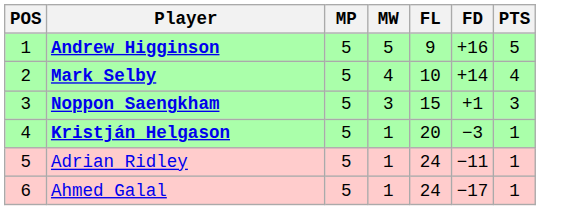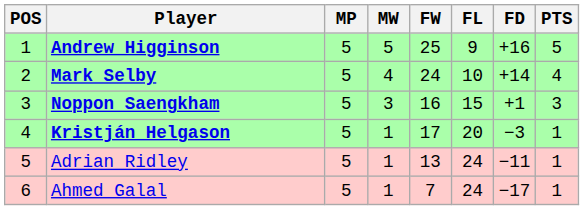+ column: (430, 19)
